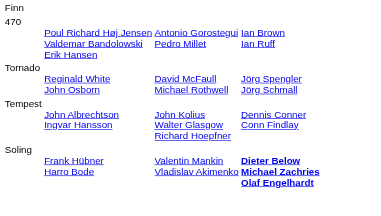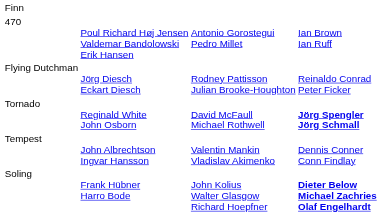+ row: (41, 68)
(271, 84) normal -> (331, 120) bold
(193, 125) John Kolius Walter Glasgow Richard Hoepfner -> (233, 155) Valentin Mankin Vladislav Akimenko
(197, 166) Valentin Mankin Vladislav Akimenko -> (229, 196) John Kolius Walter Glasgow Richard Hoepfner
